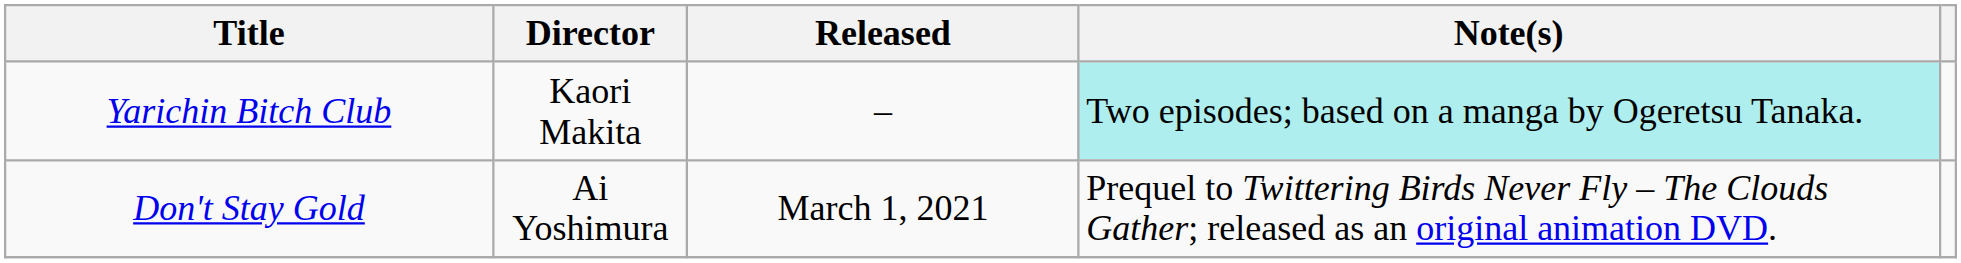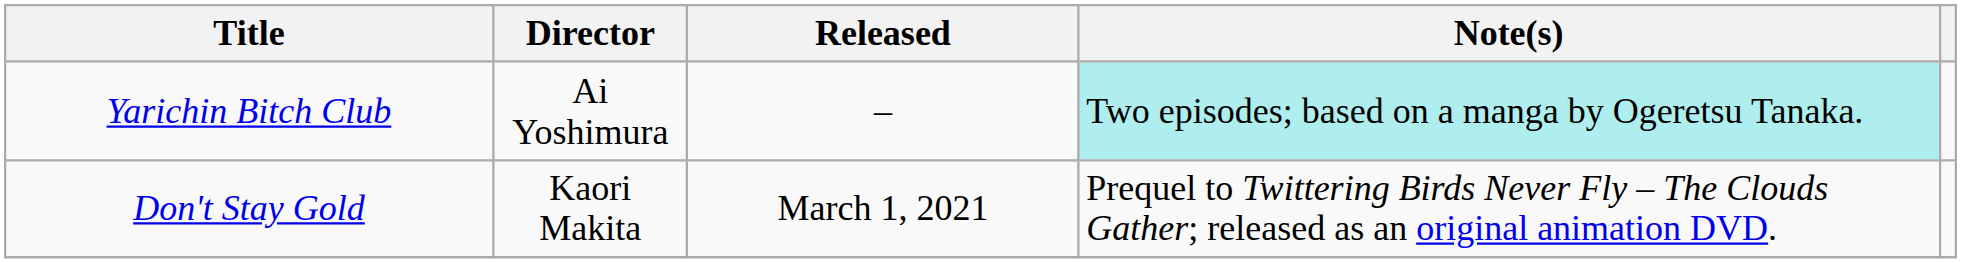(590, 110) Kaori Makita -> (590, 110) Ai Yoshimura
(590, 207) Ai Yoshimura -> (590, 207) Kaori Makita
